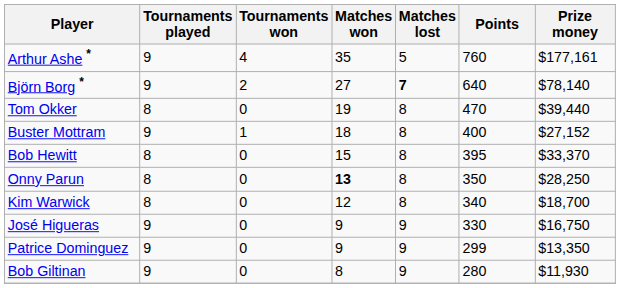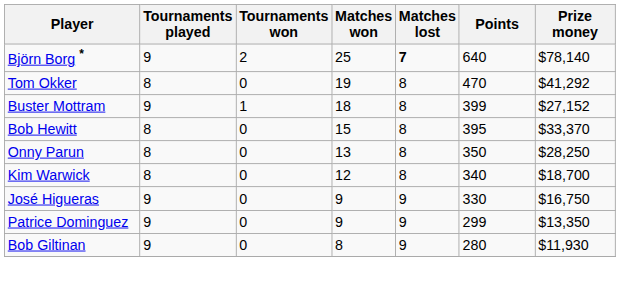- row: (49, 57)
(343, 84) 27 -> (343, 57) 25
(564, 109) $39,440 -> (564, 82) $41,292
(475, 132) 400 -> (475, 105) 399
(343, 178) bold -> (343, 151) normal
